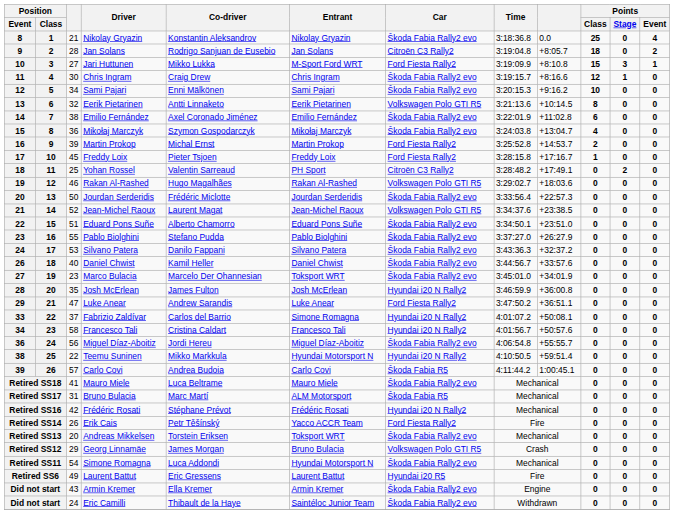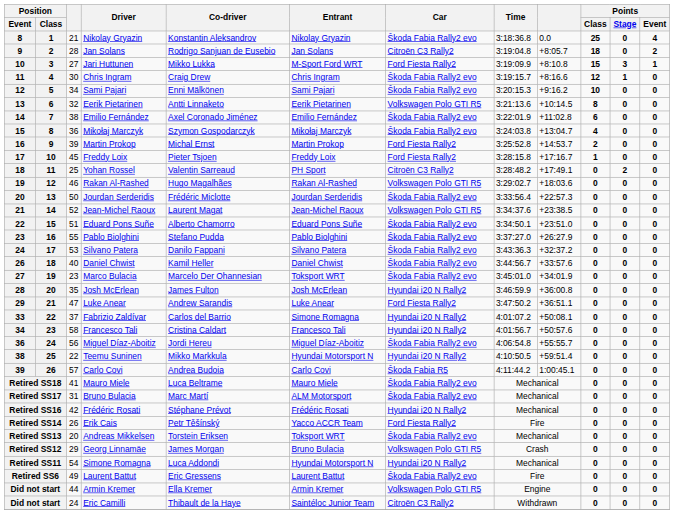(418, 396) Škoda Fabia R5 -> (432, 396) Škoda Fabia Rally2 evo
(432, 462) Škoda Fabia Rally2 evo -> (427, 462) Hyundai i20 N Rally2
(416, 476) Hyundai i20 R5 -> (432, 476) Škoda Fabia Rally2 evo
(74, 489) 43 -> (74, 489) 44
(432, 489) Škoda Fabia Rally2 evo -> (434, 489) Volkswagen Polo GTI R5
(432, 502) Škoda Fabia Rally2 evo -> (421, 502) Citroën C3 Rally2
